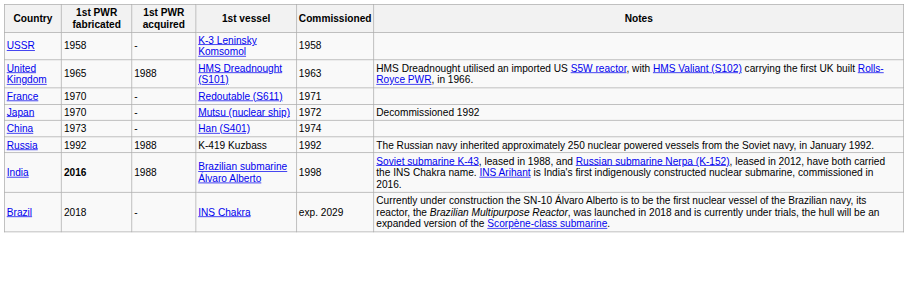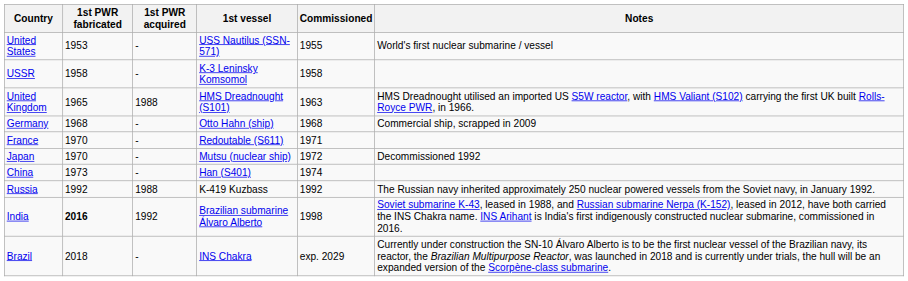+ row: (21, 46)
+ row: (28, 124)
(145, 173) 1988 -> (146, 217) 1992
